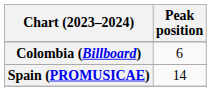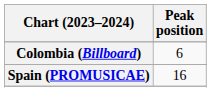(180, 75) 14 -> (180, 75) 16
